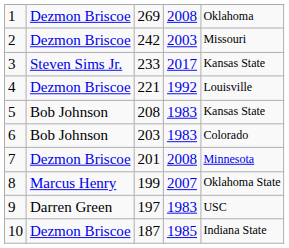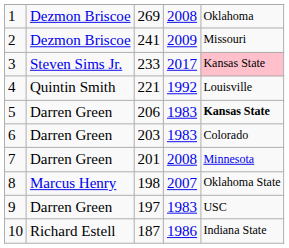(149, 40) 242 -> (149, 40) 241
(182, 40) 2003 -> (182, 40) 2009
(234, 64) no background -> (234, 64) pink background
(80, 87) Dezmon Briscoe -> (73, 87) Quintin Smith
(69, 111) Bob Johnson -> (71, 111) Darren Green
(149, 111) 208 -> (149, 111) 206
(234, 111) normal -> (237, 111) bold
(69, 135) Bob Johnson -> (71, 135) Darren Green
(80, 159) Dezmon Briscoe -> (71, 159) Darren Green
(149, 183) 199 -> (149, 183) 198
(80, 231) Dezmon Briscoe -> (73, 231) Richard Estell
(182, 231) 1985 -> (182, 231) 1986
